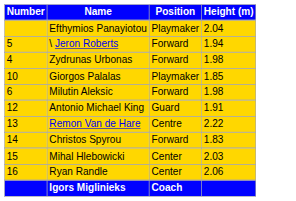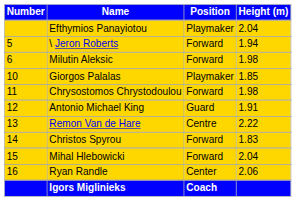- row: (91, 60)
rows swapped: (81, 92) <-> (85, 76)
+ row: (115, 92)
(167, 156) Center -> (205, 156) Forward
(214, 156) 2.03 -> (248, 156) 2.04
